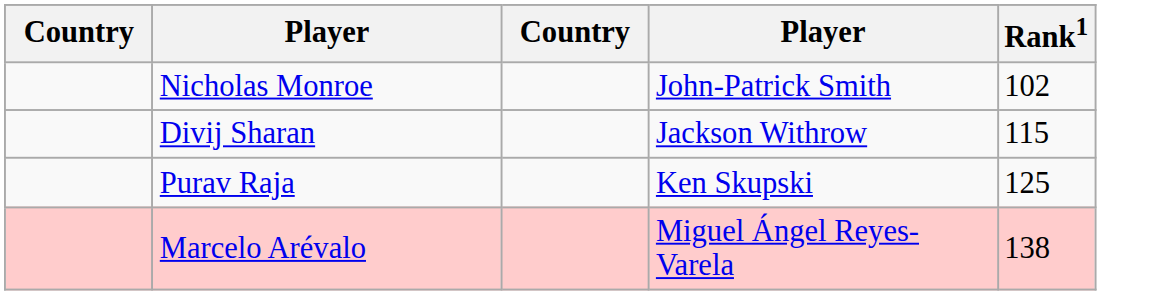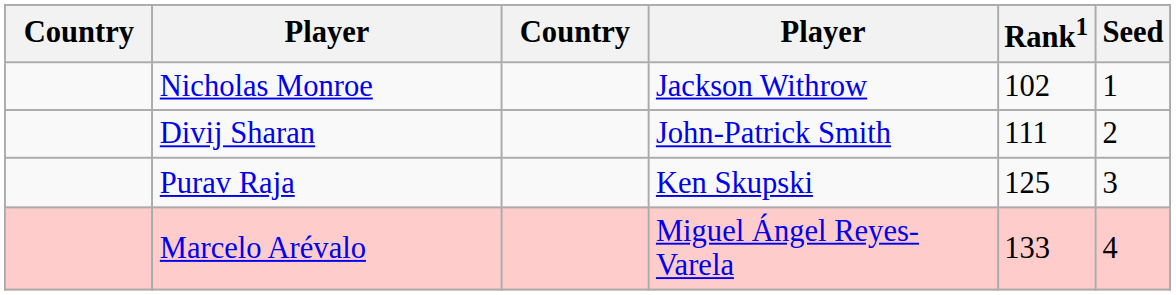+ column: (1133, 32)
(773, 85) John-Patrick Smith -> (762, 85) Jackson Withrow
(762, 133) Jackson Withrow -> (773, 133) John-Patrick Smith
(1027, 133) 115 -> (1026, 133) 111
(1027, 248) 138 -> (1027, 248) 133
